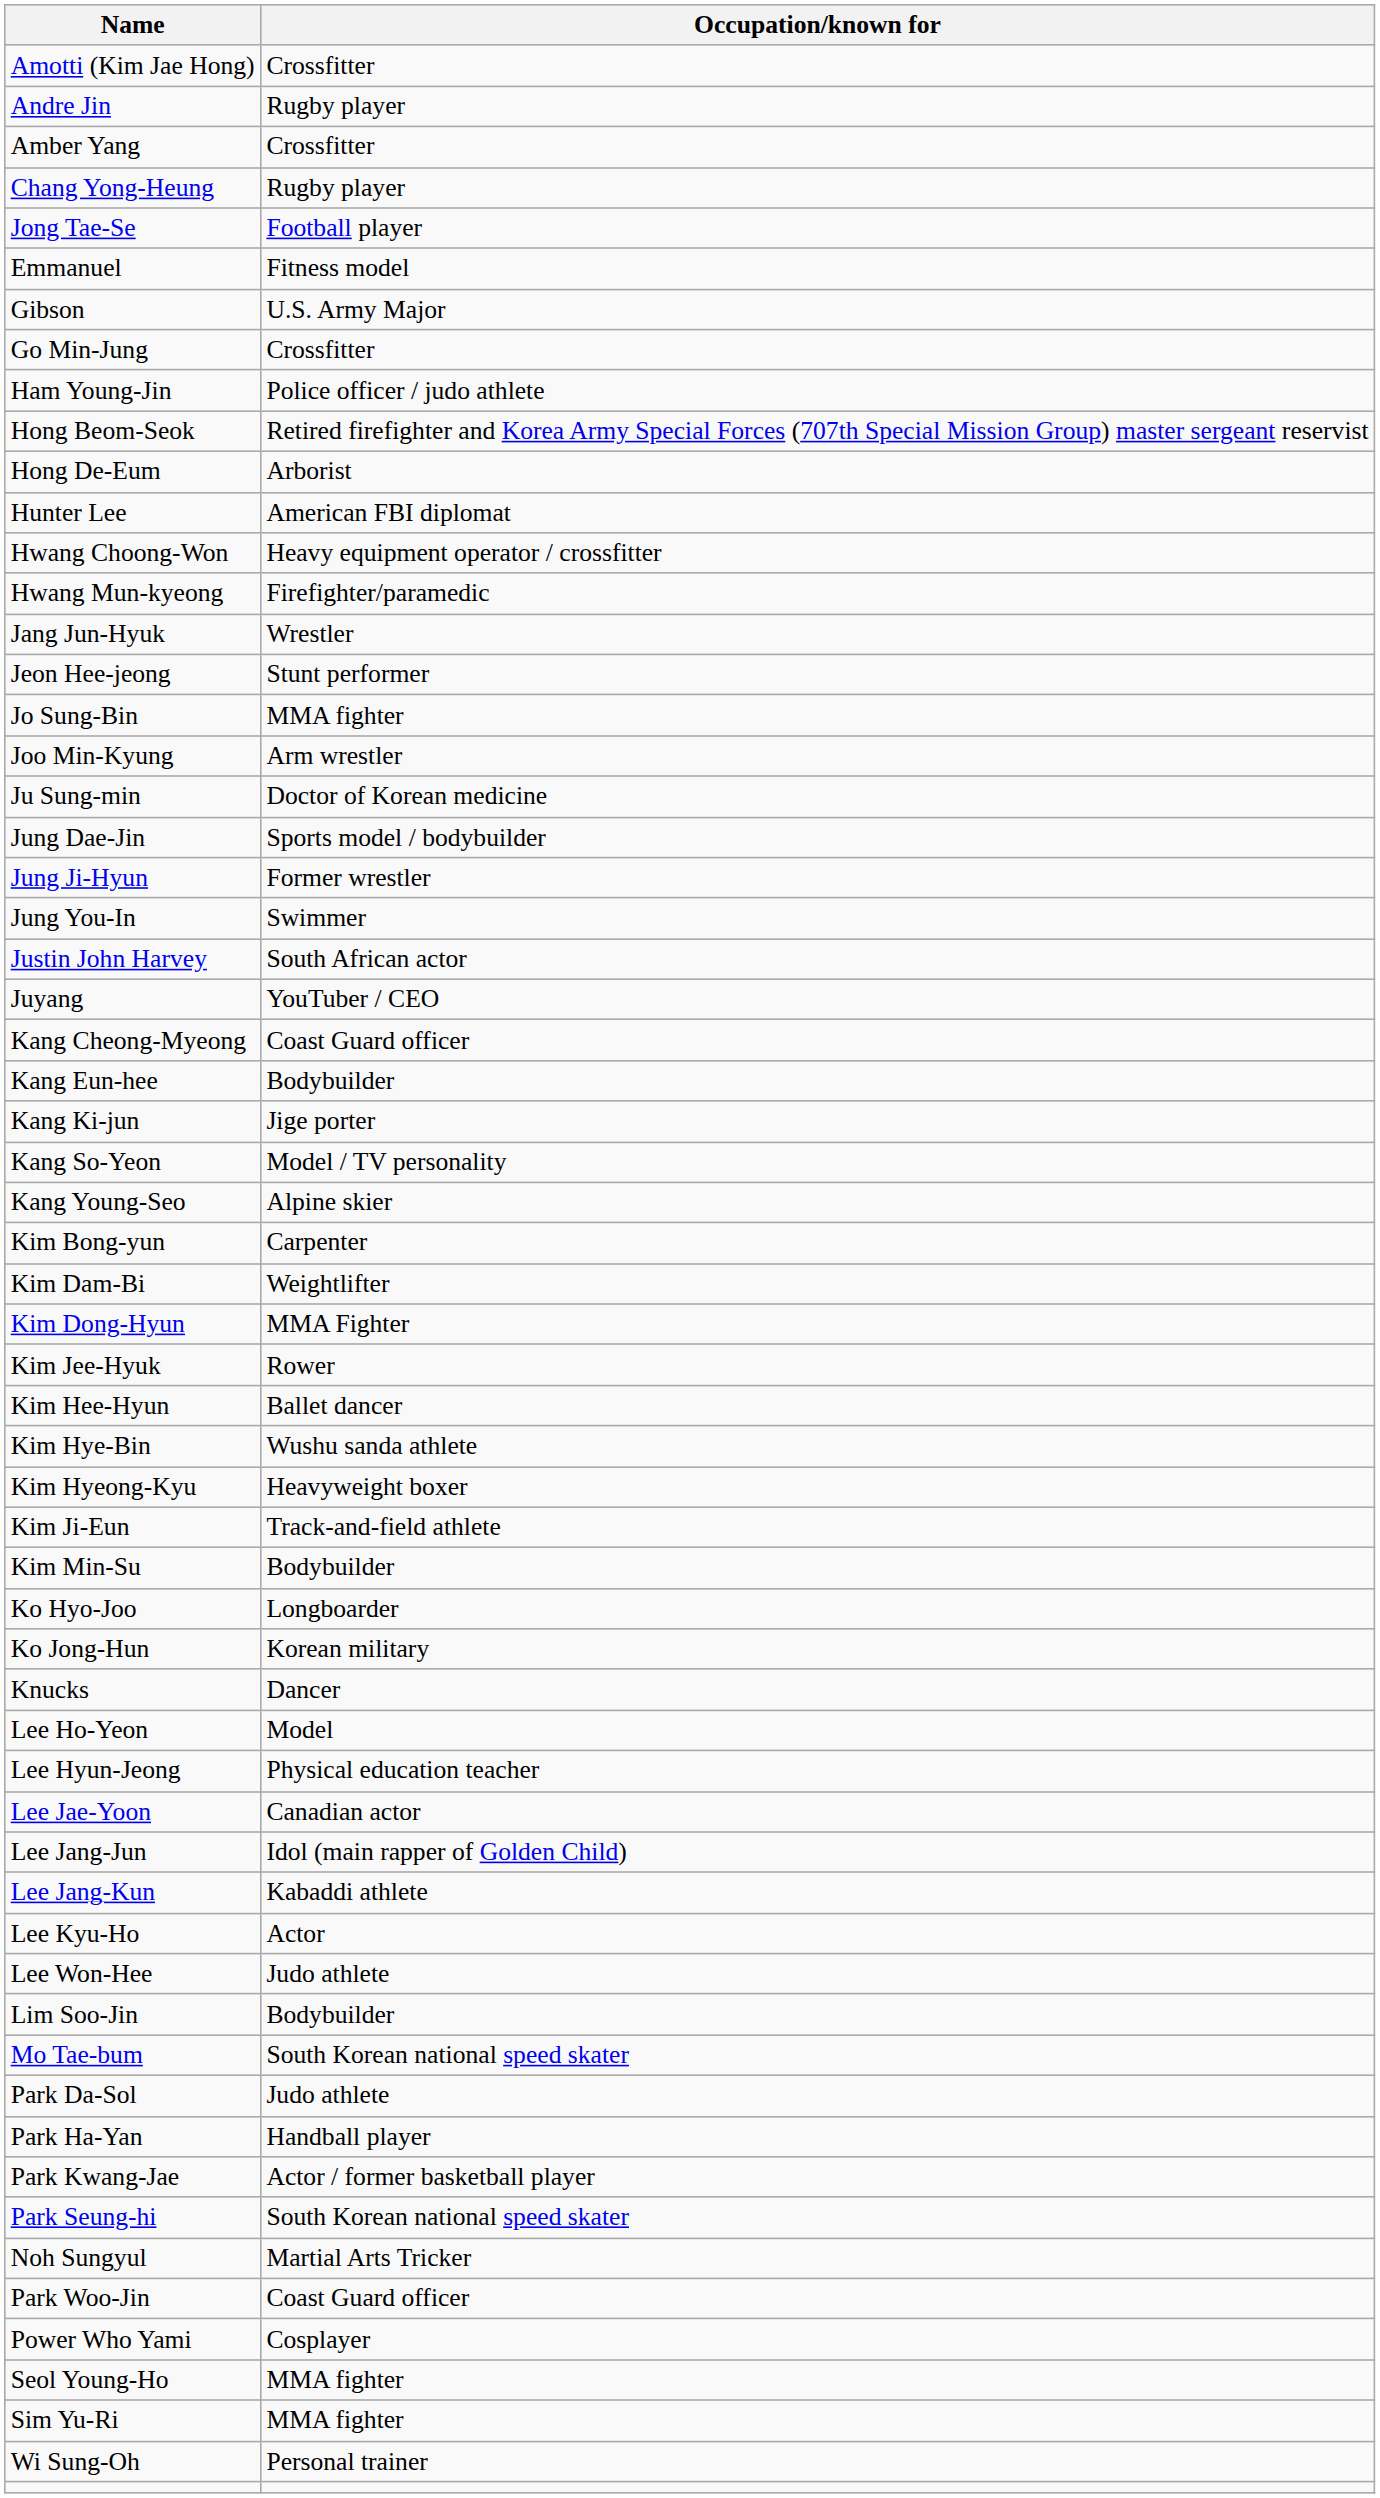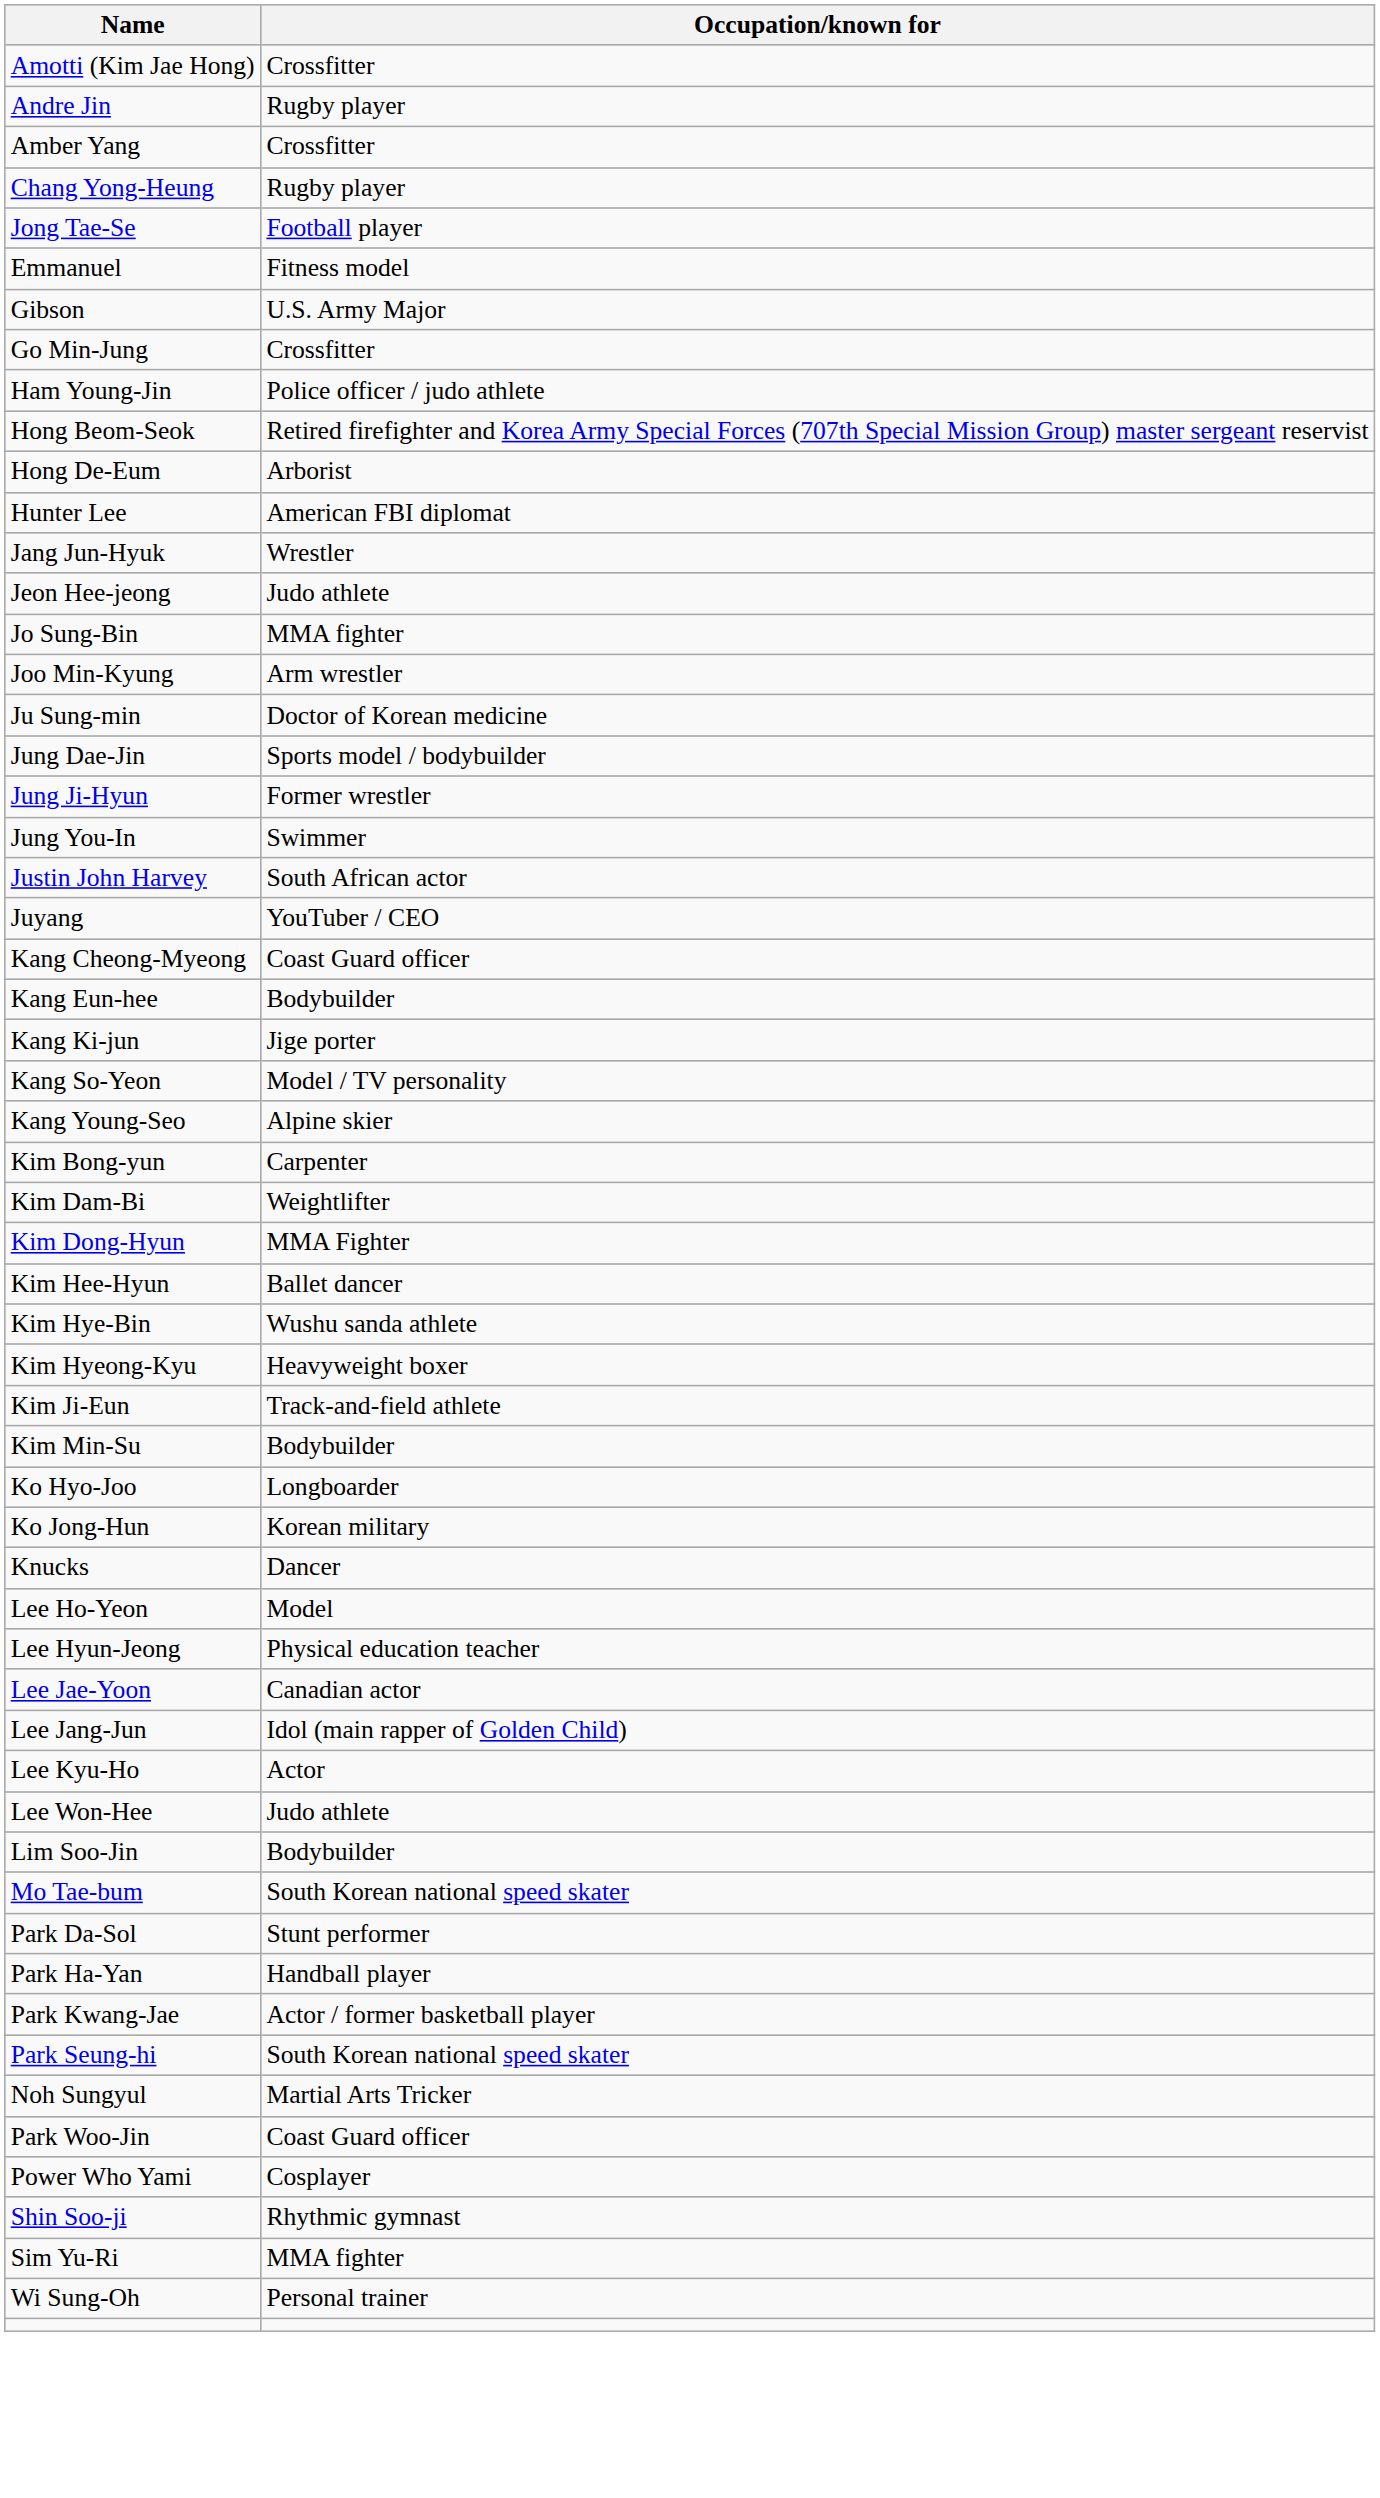- row: (120, 552)
- row: (117, 593)
(348, 674) Stunt performer -> (328, 593) Judo athlete
- row: (86, 1364)
- row: (83, 1892)
(328, 2095) Judo athlete -> (348, 1932) Stunt performer
- row: (90, 2379)
+ row: (69, 2217)
